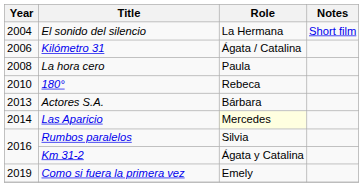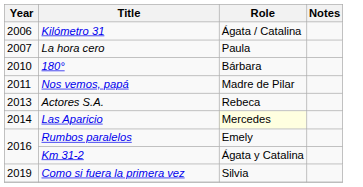- row: (94, 31)
(19, 66) 2008 -> (19, 48) 2007
(241, 84) Rebeca -> (242, 66) Bárbara
+ row: (85, 84)
(242, 102) Bárbara -> (241, 102) Rebeca
(235, 137) Silvia -> (237, 137) Emely
(237, 173) Emely -> (235, 173) Silvia
